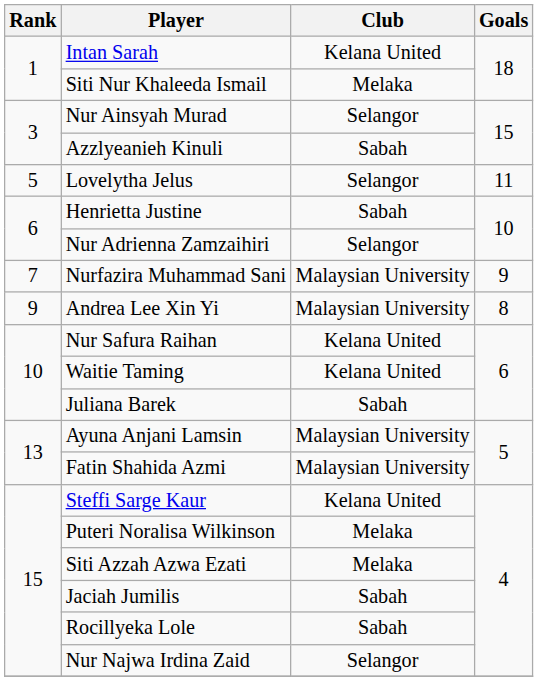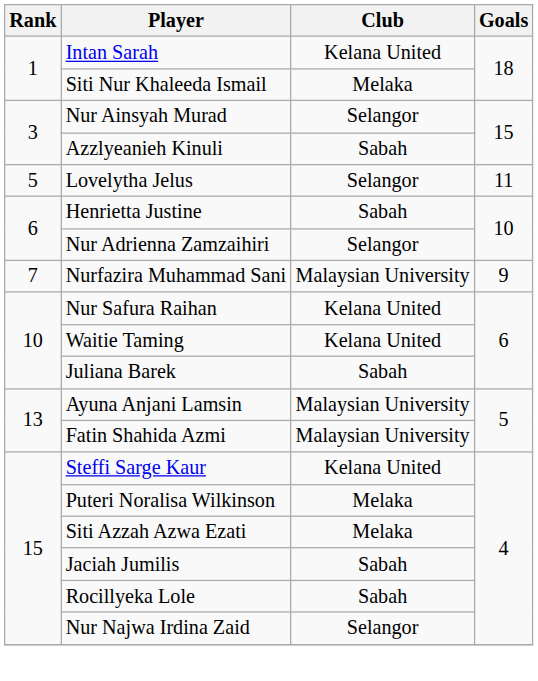- row: (142, 308)
